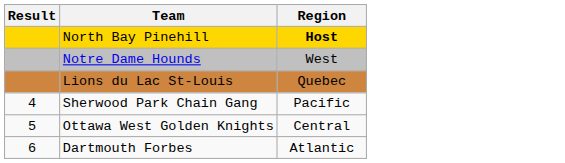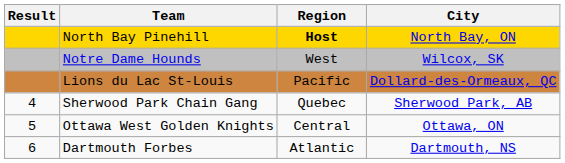+ column: (463, 16)
(322, 82) Quebec -> (322, 82) Pacific
(322, 104) Pacific -> (322, 104) Quebec
